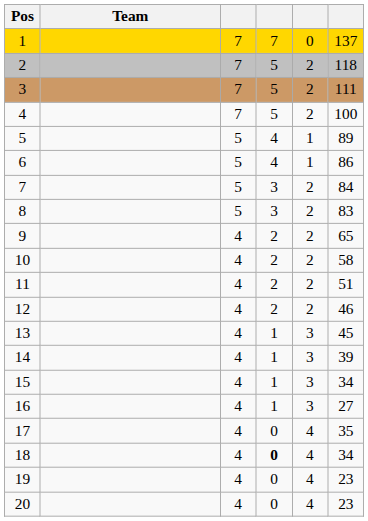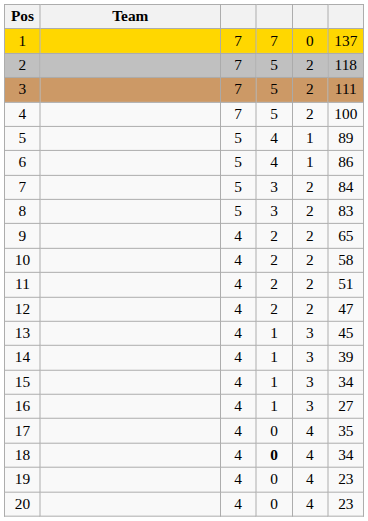(346, 308) 46 -> (346, 308) 47
